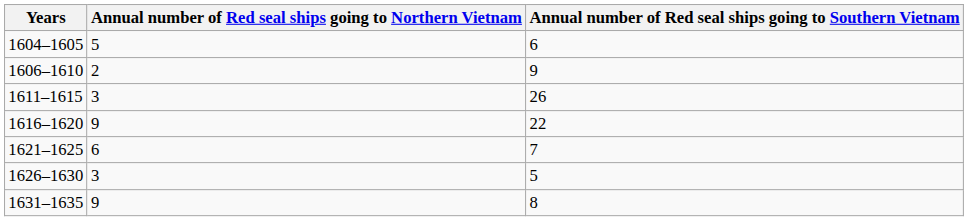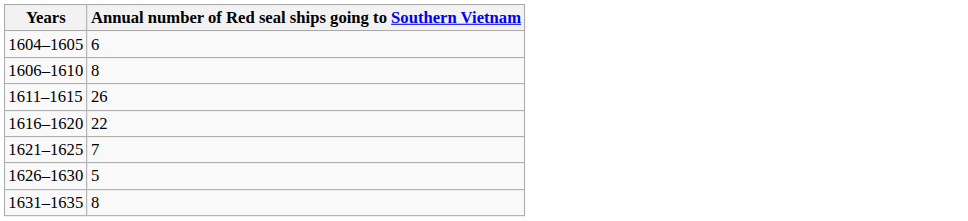- column: (306, 17)
(534, 70) 9 -> (95, 70) 8
